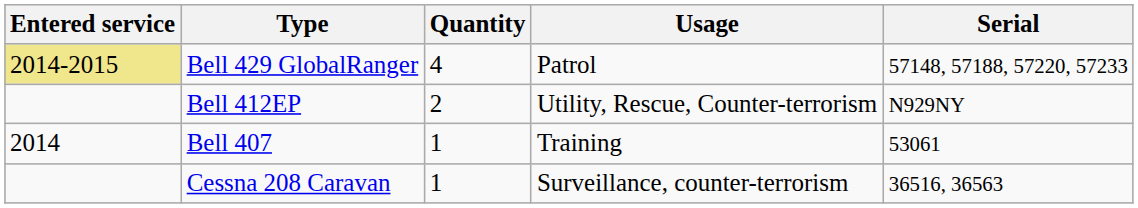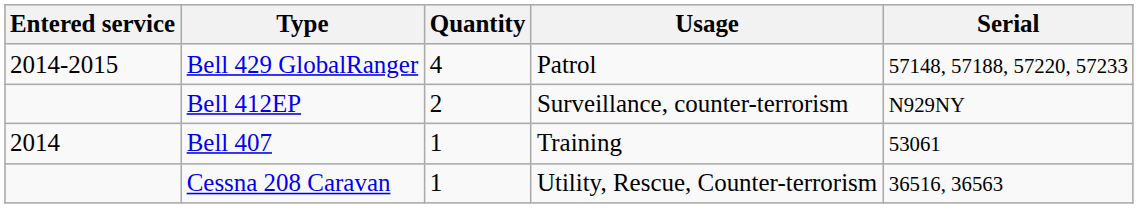(64, 63) khaki background -> (64, 63) no background
(707, 103) Utility, Rescue, Counter-terrorism -> (693, 103) Surveillance, counter-terrorism
(693, 182) Surveillance, counter-terrorism -> (707, 182) Utility, Rescue, Counter-terrorism
